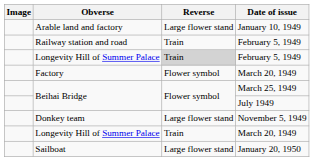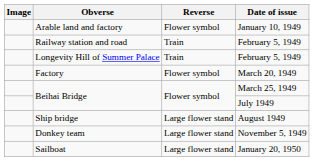(199, 27) Large flower stand -> (192, 27) Flower symbol
(174, 58) lightgrey background -> (174, 58) no background
+ row: (57, 118)
- row: (98, 134)
